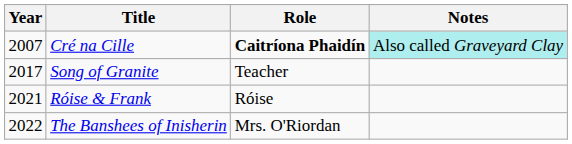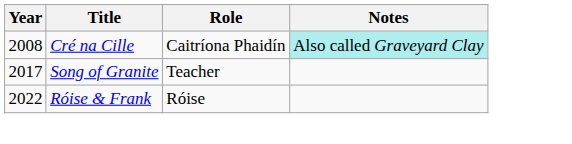(25, 44) 2007 -> (25, 44) 2008
(300, 44) bold -> (226, 44) normal
(25, 98) 2021 -> (25, 98) 2022
- row: (139, 125)
